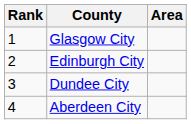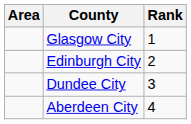columns swapped: (25, 15) <-> (167, 15)
